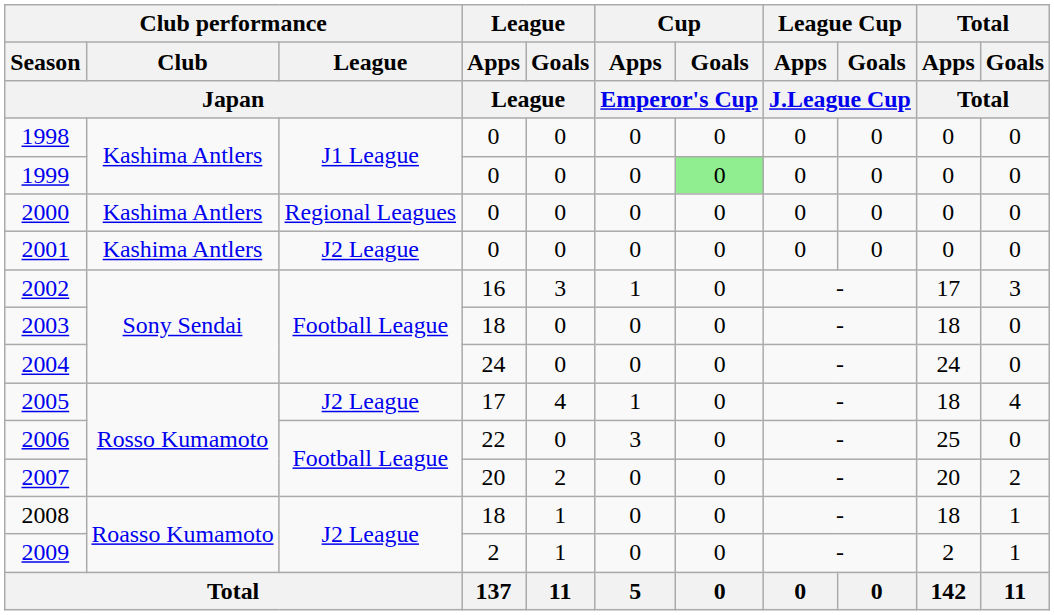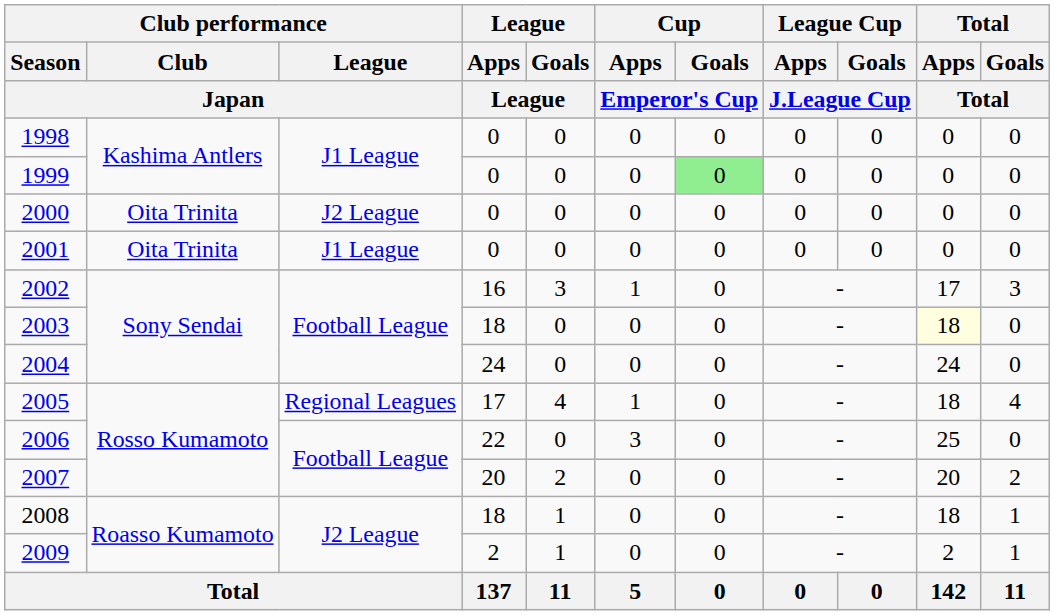(182, 212) Kashima Antlers -> (182, 212) Oita Trinita
(370, 212) Regional Leagues -> (370, 212) J2 League
(182, 250) Kashima Antlers -> (182, 250) Oita Trinita
(370, 250) J2 League -> (370, 250) J1 League
(948, 325) no background -> (948, 325) lightyellow background
(370, 401) J2 League -> (370, 401) Regional Leagues
